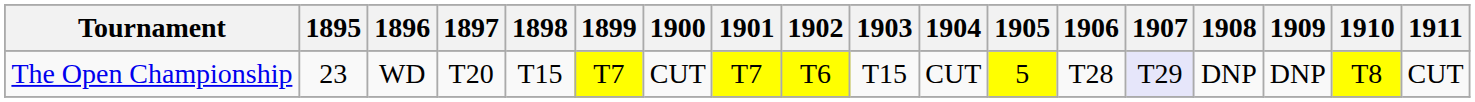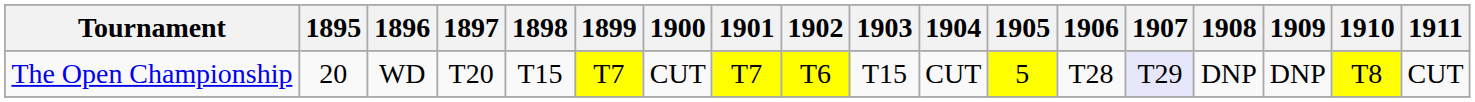(333, 73) 23 -> (333, 73) 20
